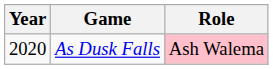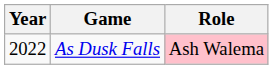(28, 49) 2020 -> (28, 49) 2022
